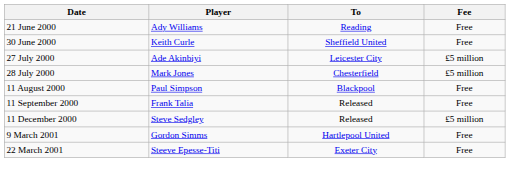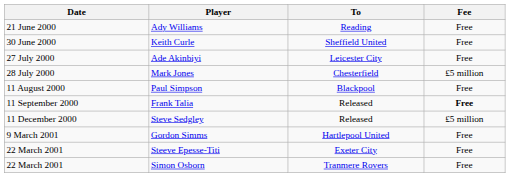(464, 58) £5 million -> (464, 58) Free
(464, 104) normal -> (464, 104) bold
+ row: (178, 165)
